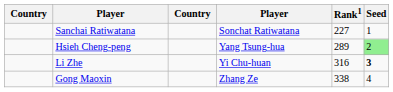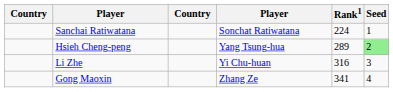(341, 31) 227 -> (341, 31) 224
(369, 63) bold -> (369, 63) normal
(341, 79) 338 -> (341, 79) 341
